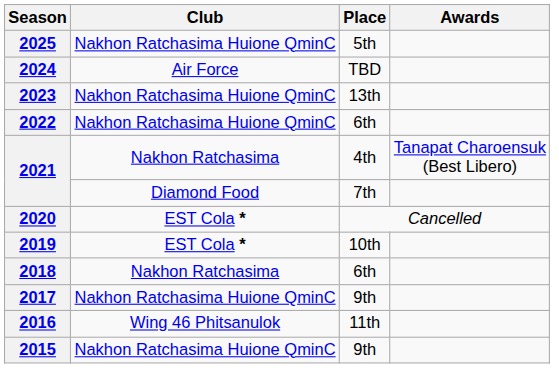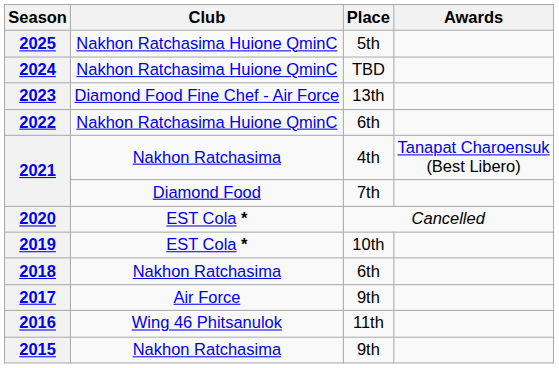(205, 69) Air Force -> (207, 69) Nakhon Ratchasima Huione QminC
(205, 95) Nakhon Ratchasima Huione QminC -> (207, 95) Diamond Food Fine Chef - Air Force
(205, 297) Nakhon Ratchasima Huione QminC -> (207, 297) Air Force
(205, 349) Nakhon Ratchasima Huione QminC -> (207, 349) Nakhon Ratchasima
